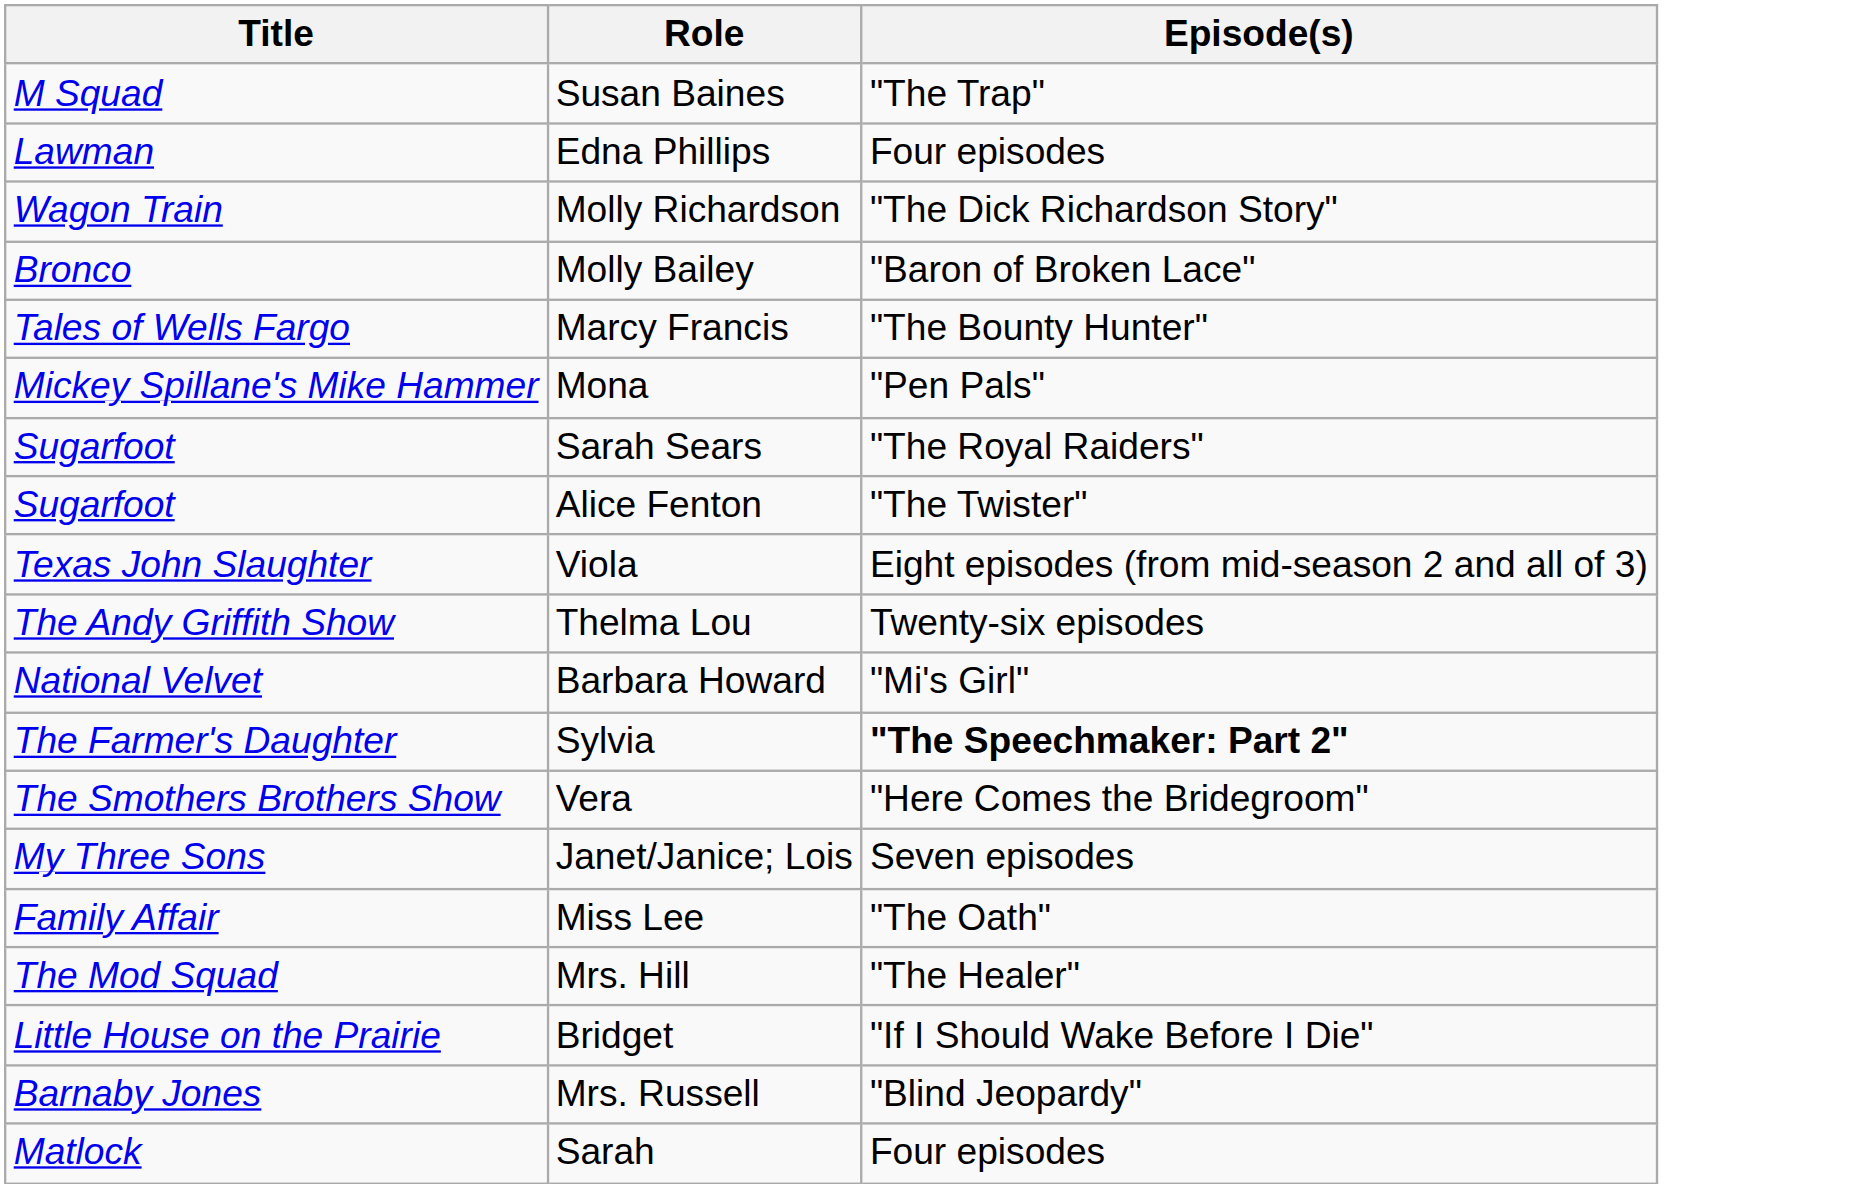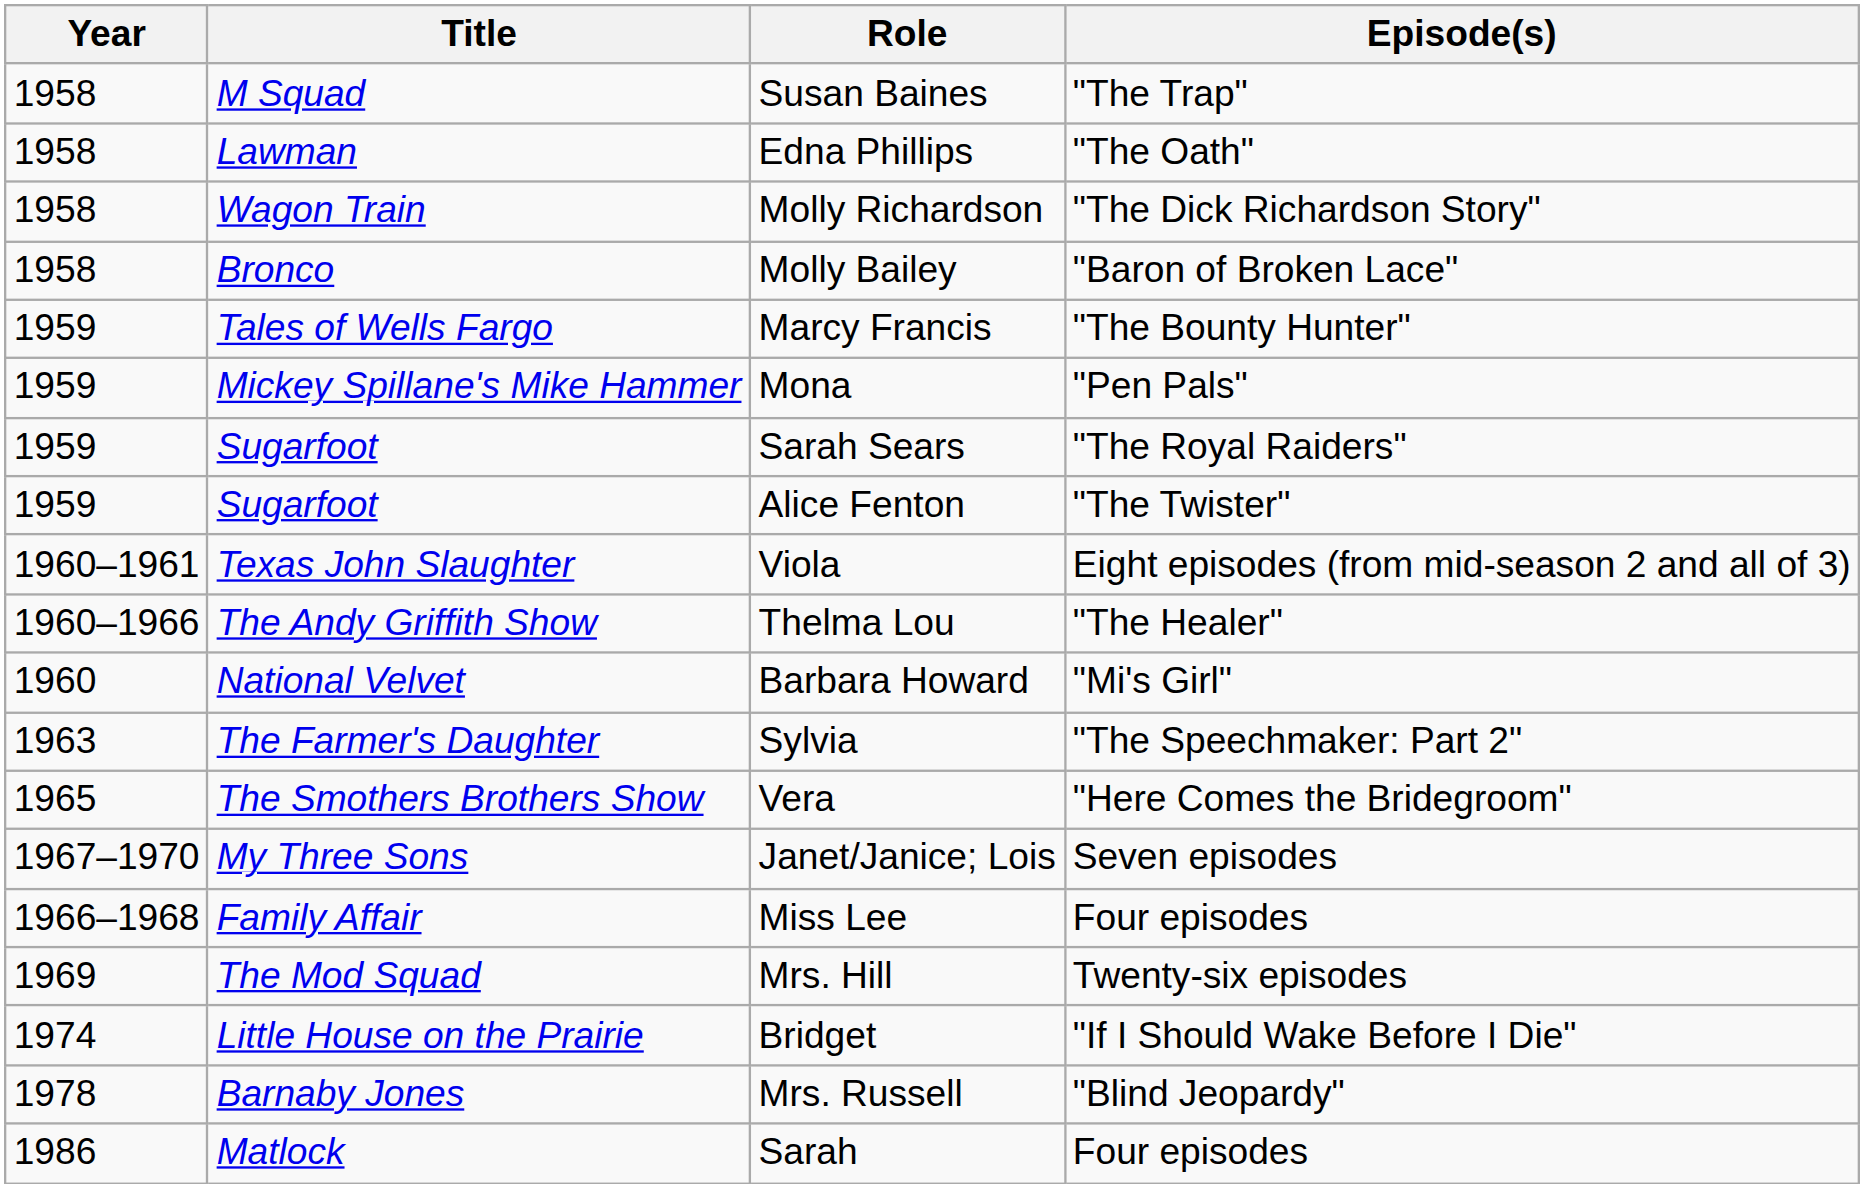+ column: (107, 33)
(988, 151) Four episodes -> (1163, 151) "The Oath"
(1037, 622) Twenty-six episodes -> (1178, 622) "The Healer"
(1109, 740) bold -> (1297, 740) normal
(960, 916) "The Oath" -> (1190, 916) Four episodes
(975, 975) "The Healer" -> (1240, 975) Twenty-six episodes
